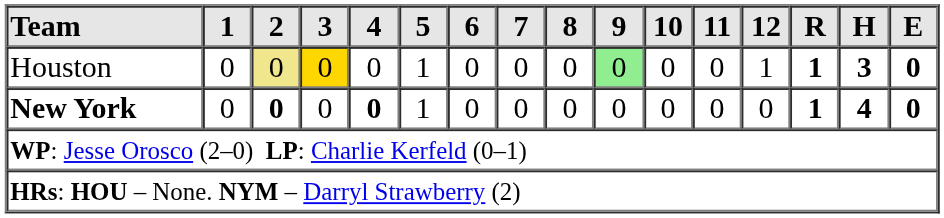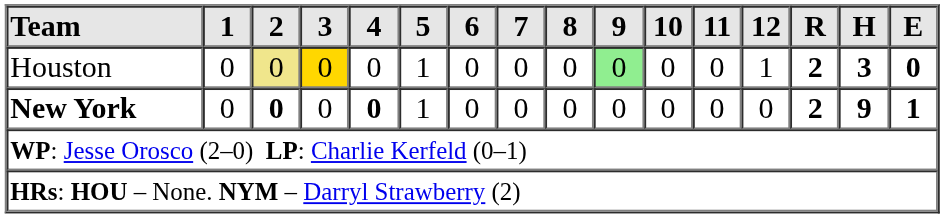(815, 67) 1 -> (815, 67) 2
(815, 108) 1 -> (815, 108) 2
(864, 108) 4 -> (864, 108) 9
(913, 108) 0 -> (913, 108) 1
